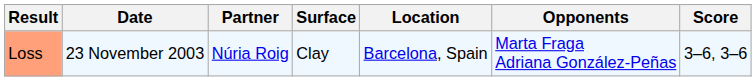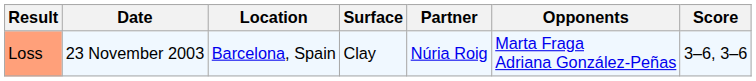columns swapped: (426, 17) <-> (250, 17)
